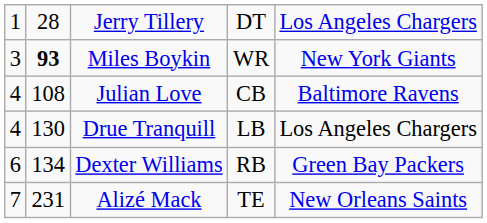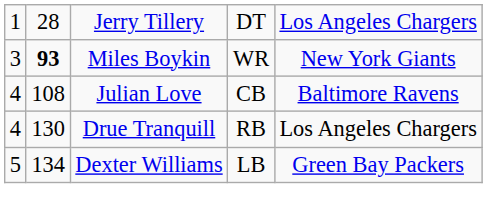(251, 128) LB -> (251, 128) RB
(15, 164) 6 -> (15, 164) 5
(251, 164) RB -> (251, 164) LB
- row: (149, 199)
